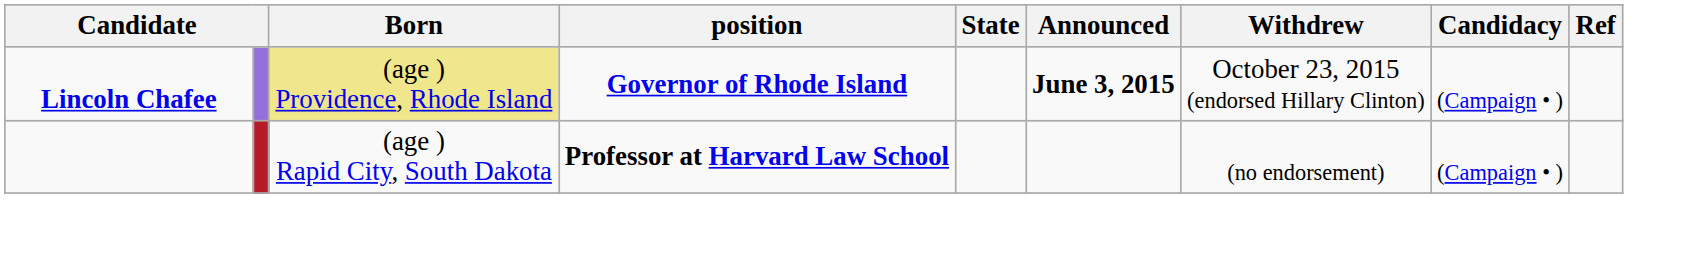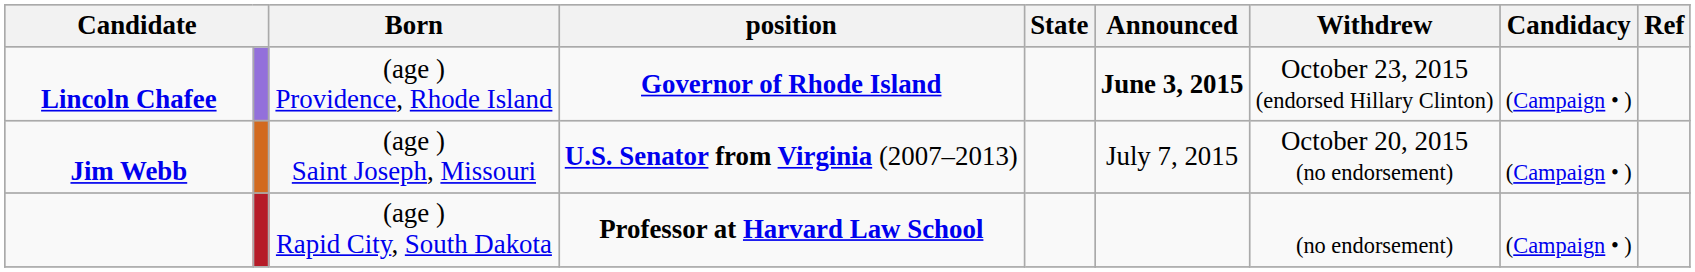(414, 83) khaki background -> (414, 83) no background
+ row: (129, 171)
